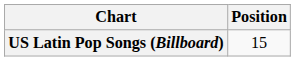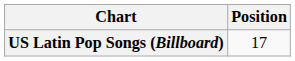(259, 42) 15 -> (259, 42) 17
